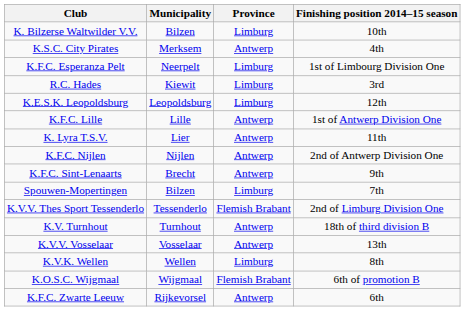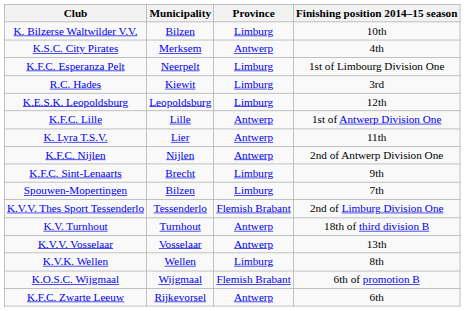(254, 173) Antwerp -> (254, 173) Limburg
